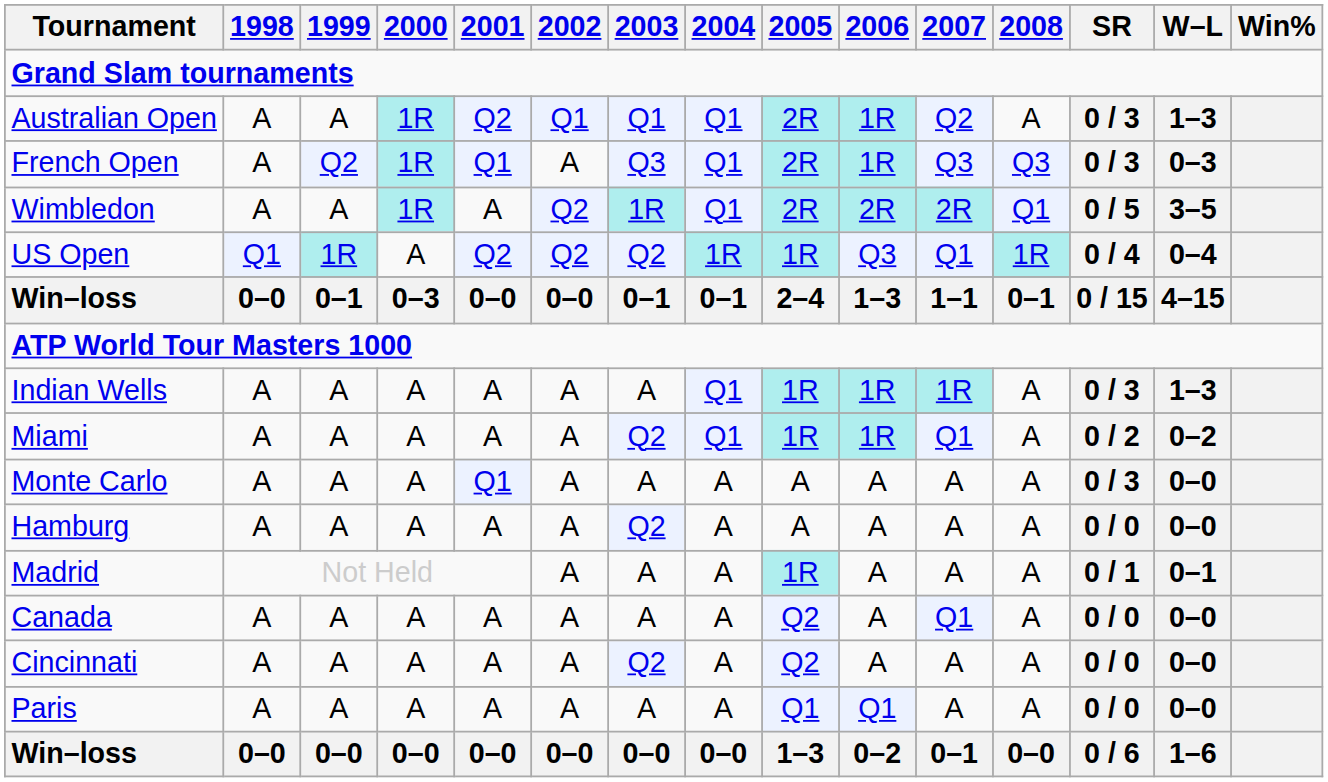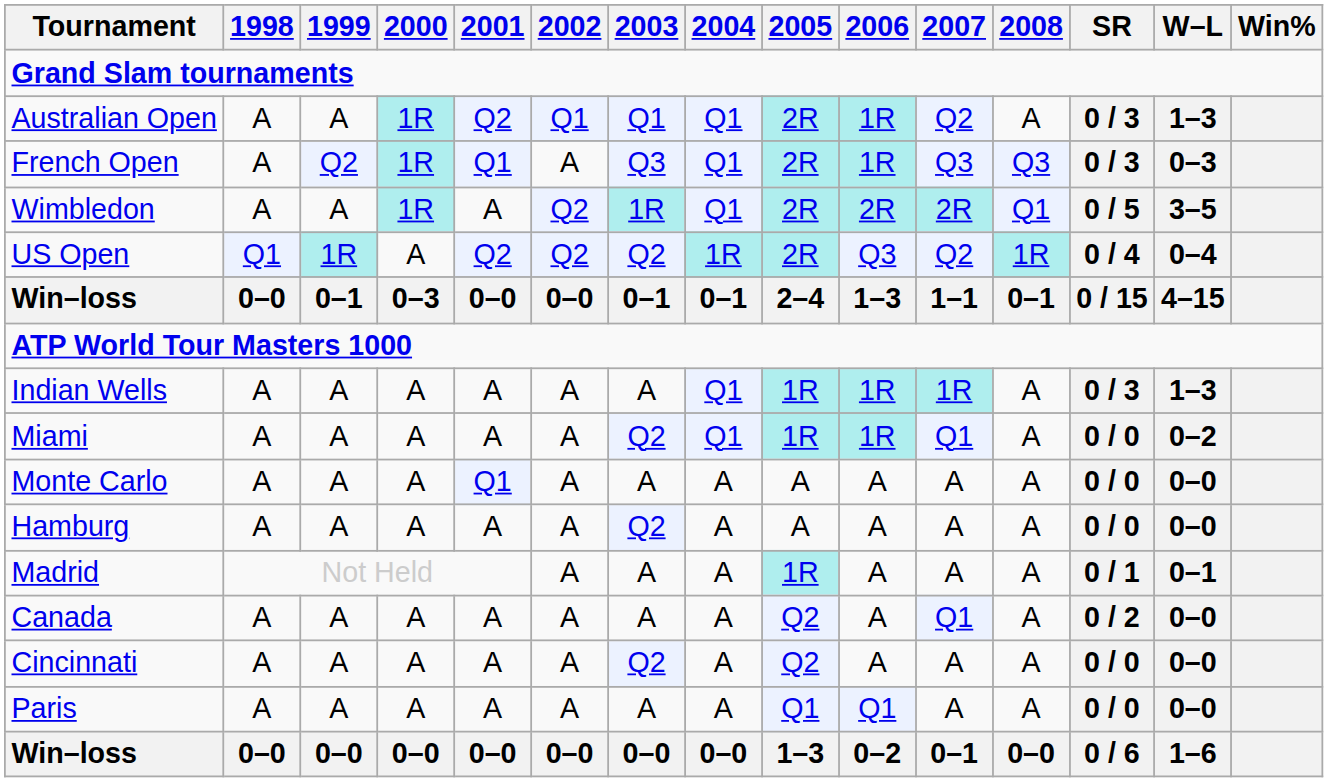(800, 254) 1R -> (800, 254) 2R
(954, 254) Q1 -> (954, 254) Q2
(1112, 436) 0 / 2 -> (1112, 436) 0 / 0
(1112, 481) 0 / 3 -> (1112, 481) 0 / 0
(1112, 617) 0 / 0 -> (1112, 617) 0 / 2
